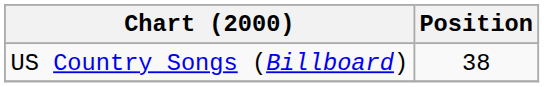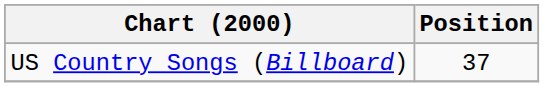(476, 63) 38 -> (476, 63) 37
